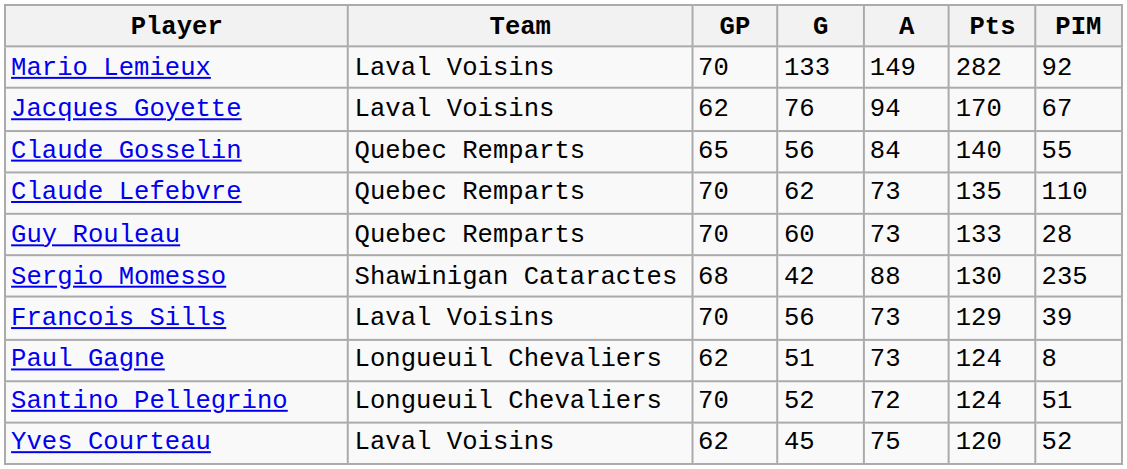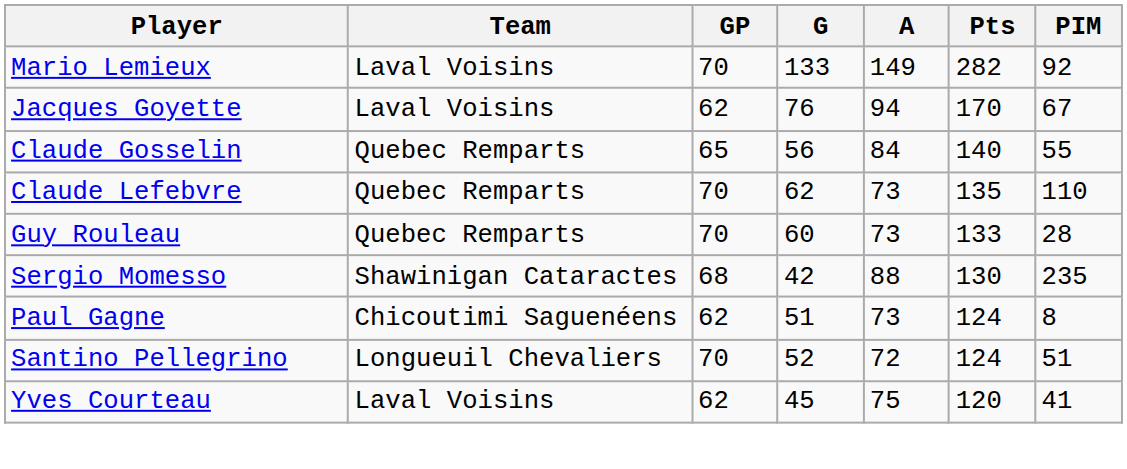- row: (119, 318)
(508, 360) Longueuil Chevaliers -> (516, 318) Chicoutimi Saguenéens
(1057, 443) 52 -> (1057, 402) 41
